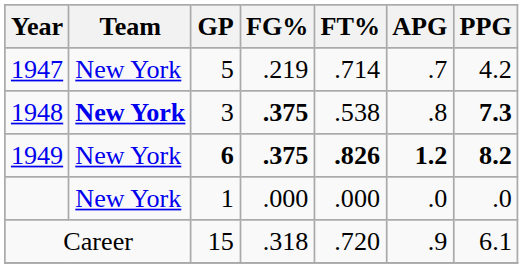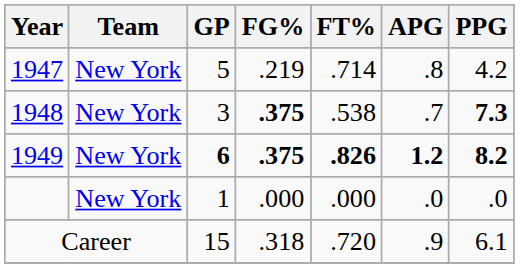(438, 69) .7 -> (433, 69) .8
(130, 112) bold -> (128, 112) normal
(438, 112) .8 -> (433, 112) .7
